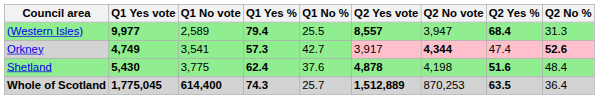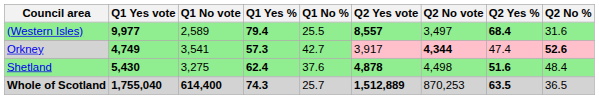(438, 31) 3,947 -> (438, 31) 3,497
(556, 31) 31.3 -> (556, 31) 31.6
(195, 67) 3,775 -> (195, 67) 3,275
(438, 67) 4,198 -> (438, 67) 4,498
(137, 85) 1,775,045 -> (137, 85) 1,755,040
(556, 85) 36.4 -> (556, 85) 36.5
